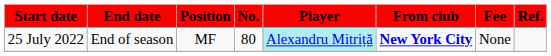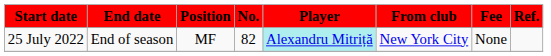(248, 39) 80 -> (248, 39) 82
(426, 39) bold -> (424, 39) normal
